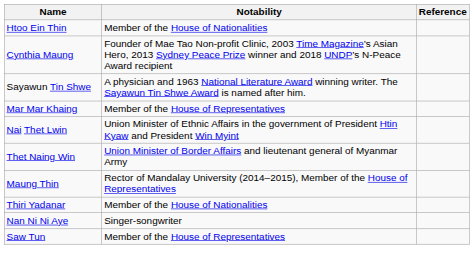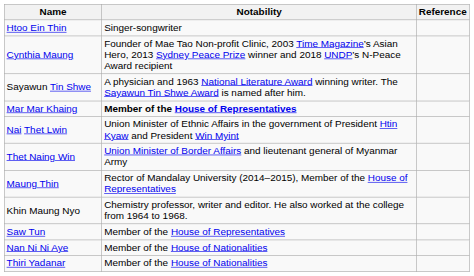(186, 28) Member of the House of Nationalities -> (143, 28) Singer-songwriter
(195, 108) normal -> (200, 108) bold
+ row: (43, 210)
rows swapped: (26, 236) <-> (36, 205)
(143, 220) Singer-songwriter -> (186, 247) Member of the House of Nationalities
